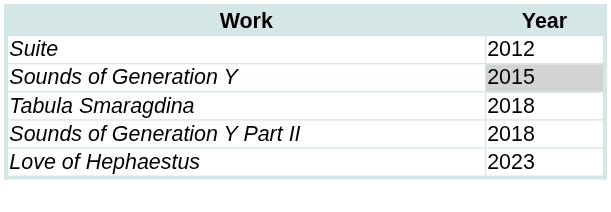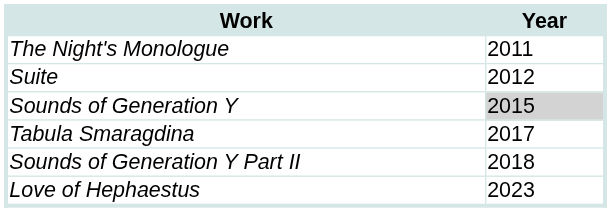+ row: (119, 49)
(511, 105) 2018 -> (511, 133) 2017
